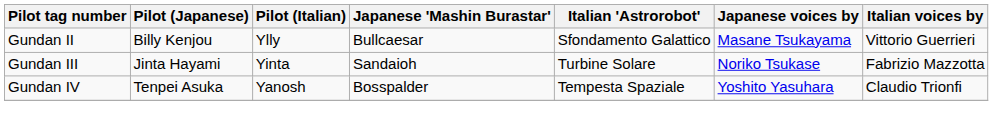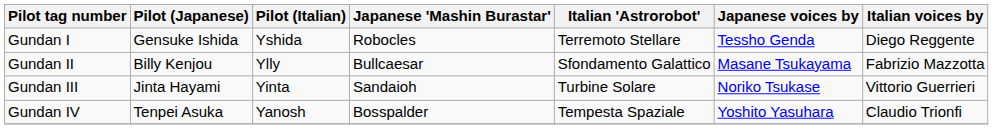+ row: (39, 40)
(920, 40) Vittorio Guerrieri -> (925, 64) Fabrizio Mazzotta
(925, 64) Fabrizio Mazzotta -> (920, 87) Vittorio Guerrieri
